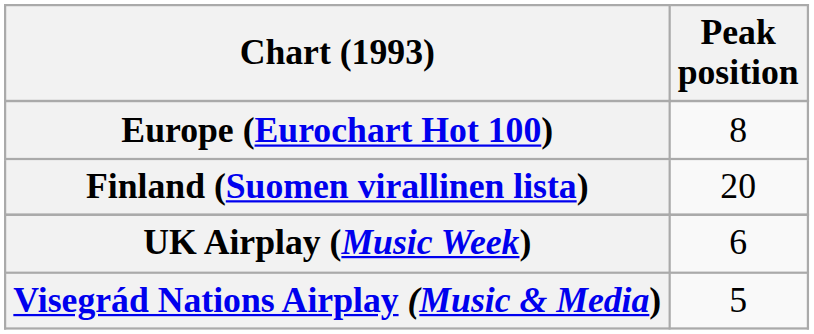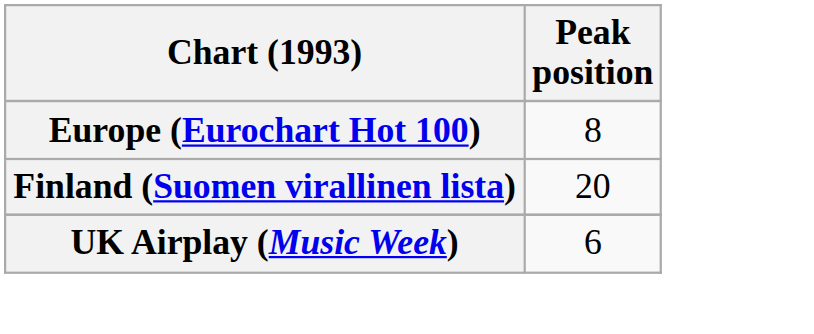- row: (337, 299)
